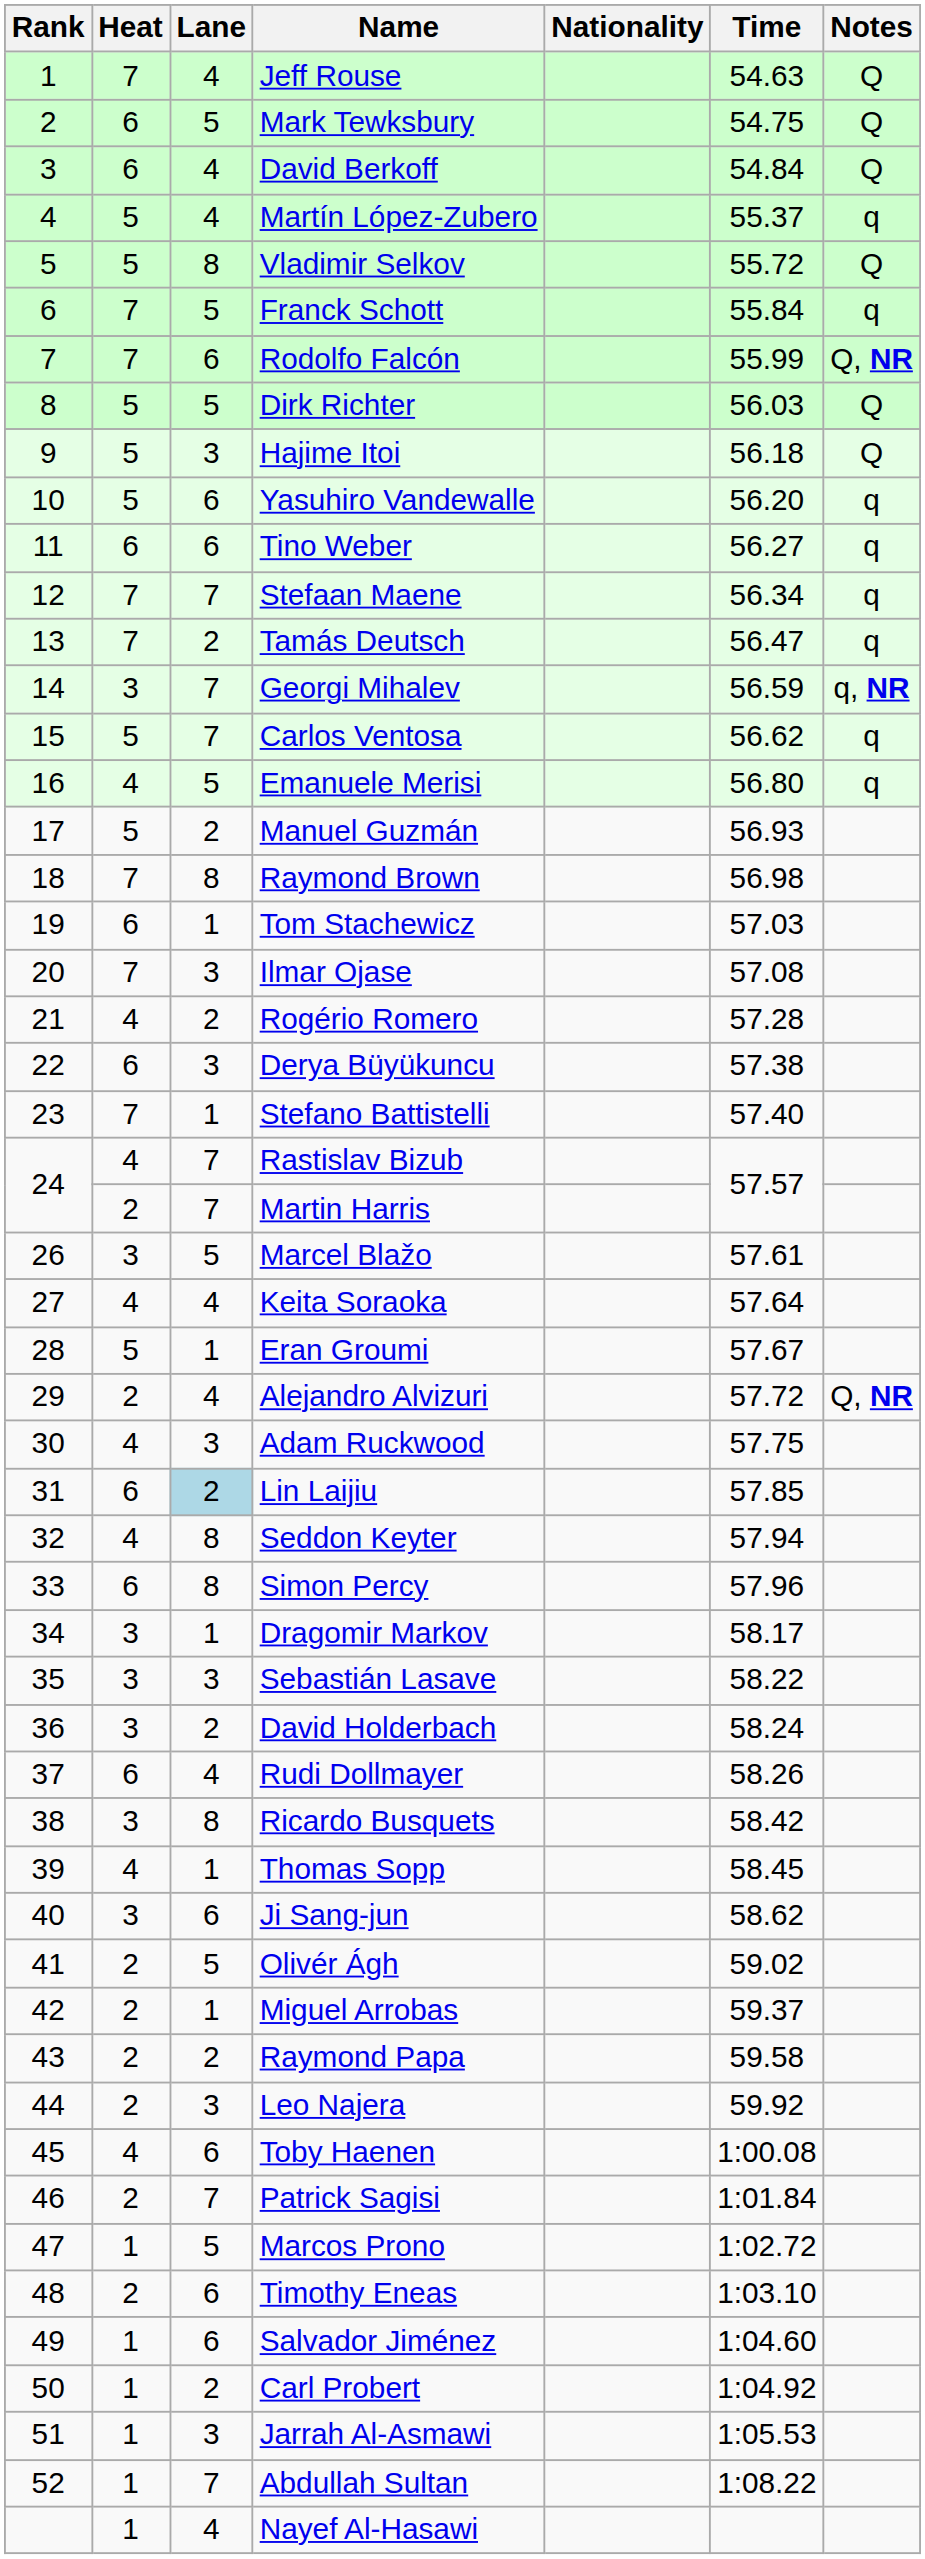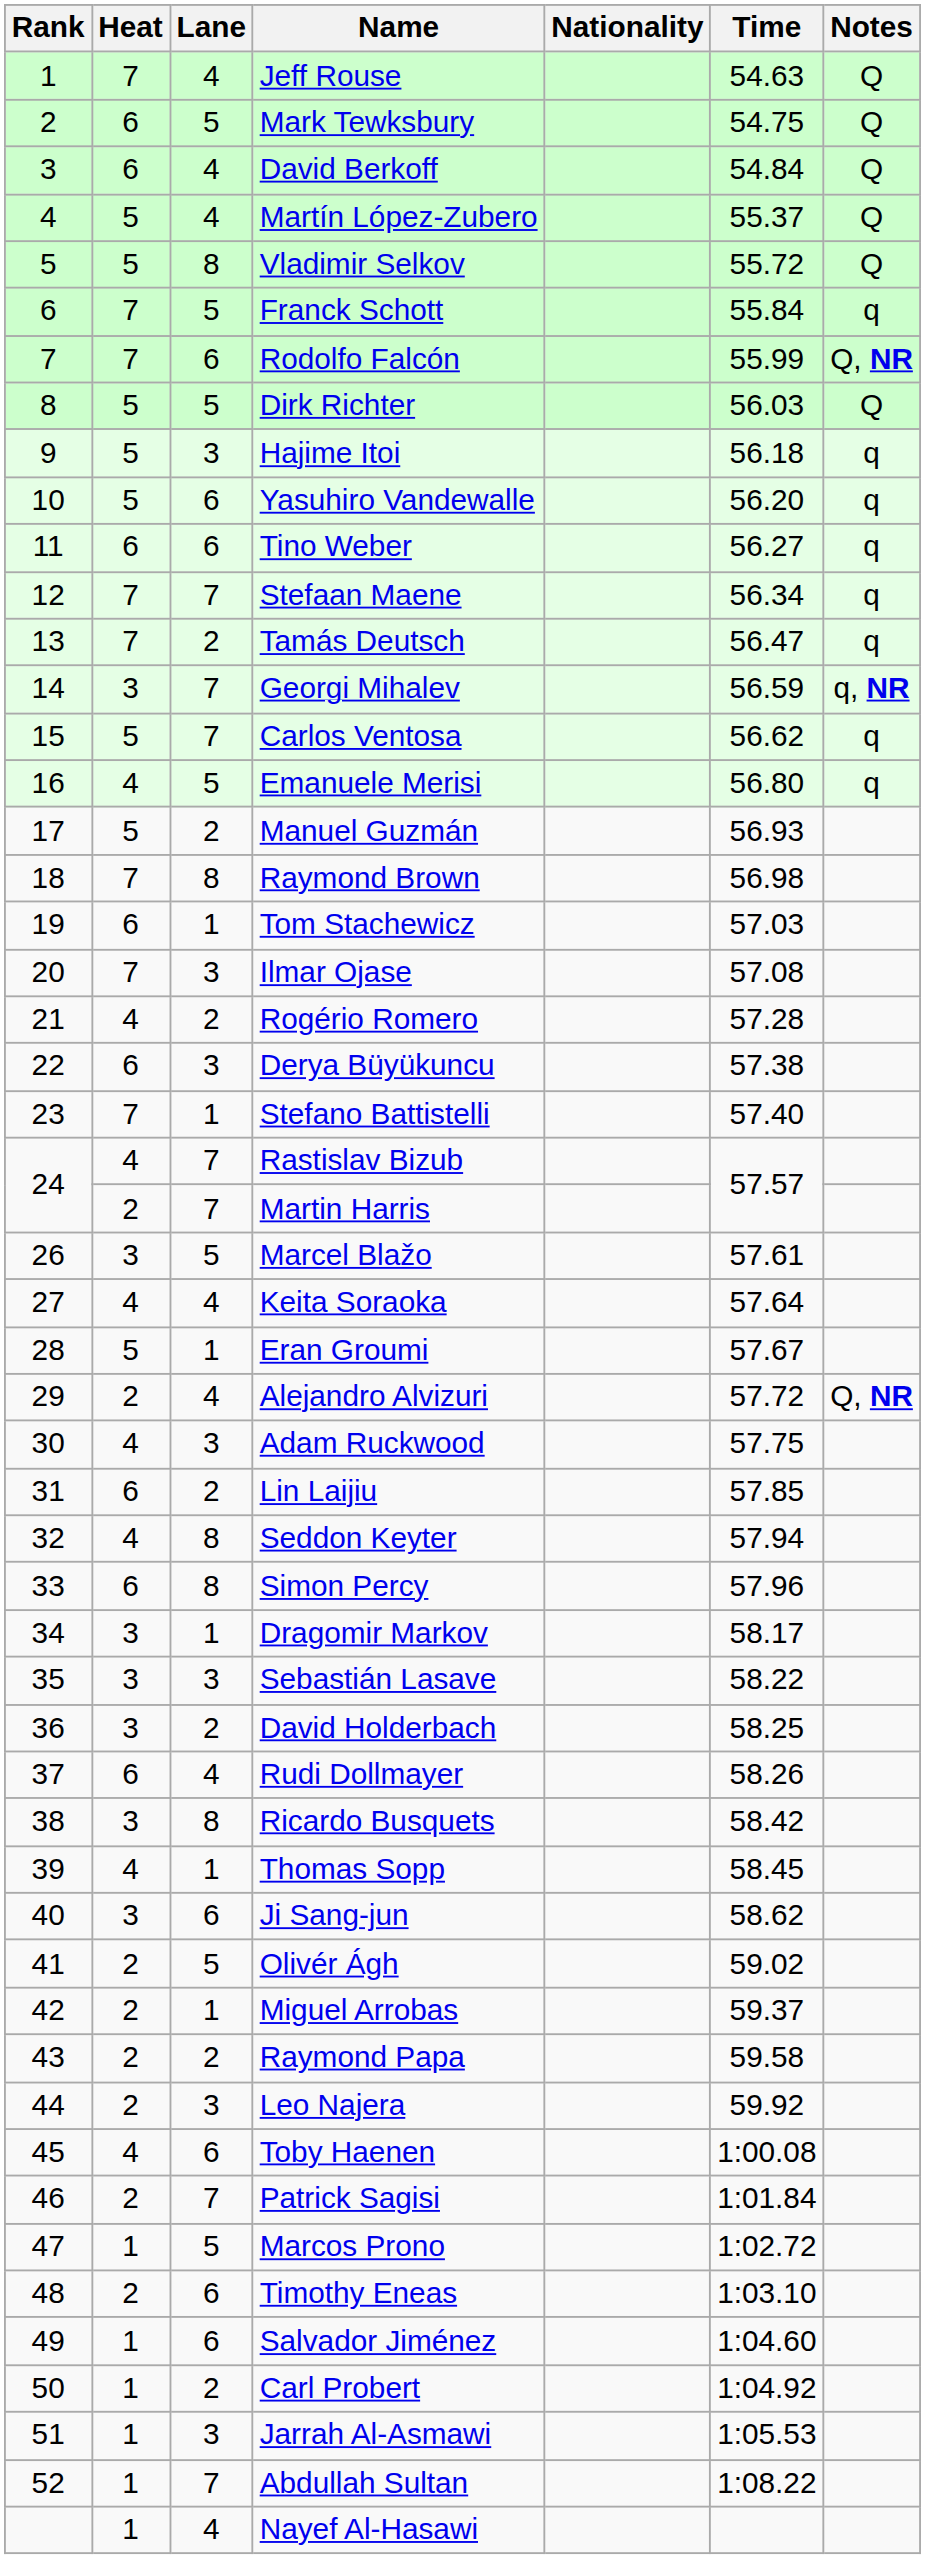(872, 216) q -> (872, 216) Q
(872, 452) Q -> (872, 452) q
(211, 1491) lightblue background -> (211, 1491) no background
(767, 1727) 58.24 -> (767, 1727) 58.25
